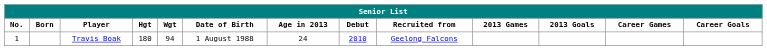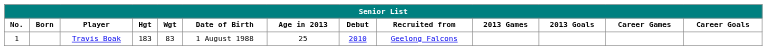(145, 39) 180 -> (145, 39) 183
(170, 39) 94 -> (170, 39) 83
(303, 39) 24 -> (303, 39) 25
